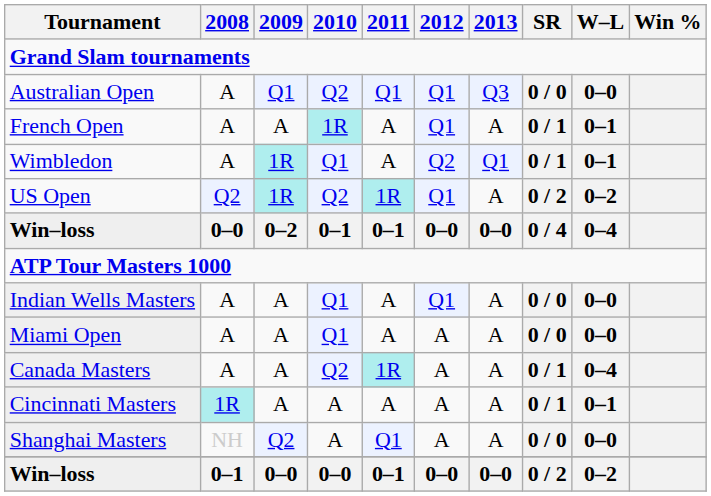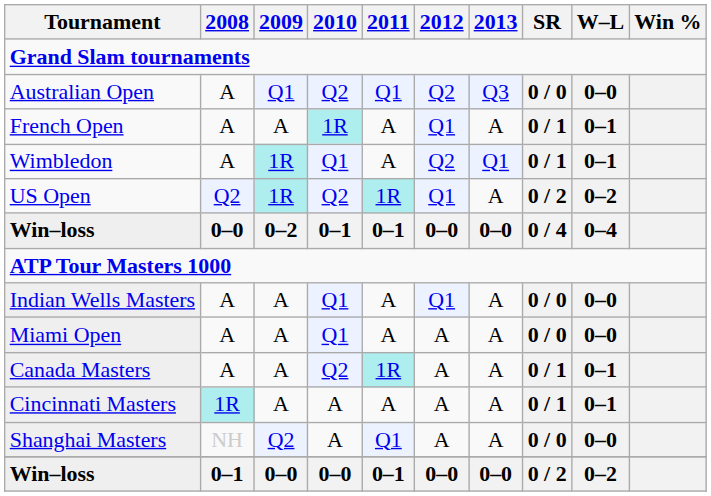(442, 91) Q1 -> (442, 91) Q2
(600, 369) 0–4 -> (600, 369) 0–1
